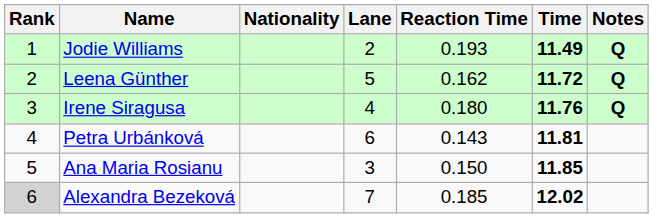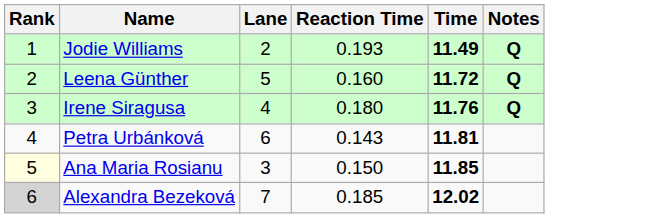- column: (292, 19)
(464, 78) 0.162 -> (360, 78) 0.160
(32, 167) no background -> (32, 167) lightyellow background
